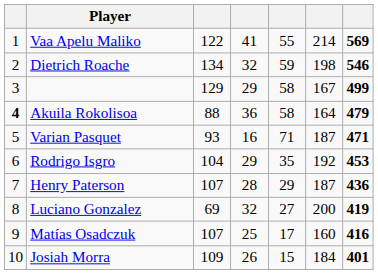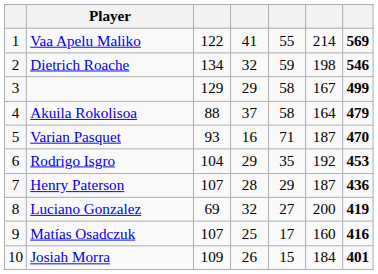(16, 112) bold -> (16, 112) normal
(249, 112) 36 -> (249, 112) 37
(358, 137) 471 -> (358, 137) 470
